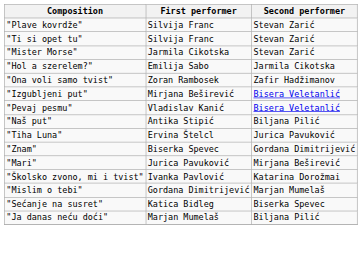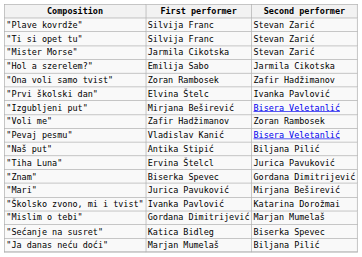+ row: (52, 94)
+ row: (29, 121)
